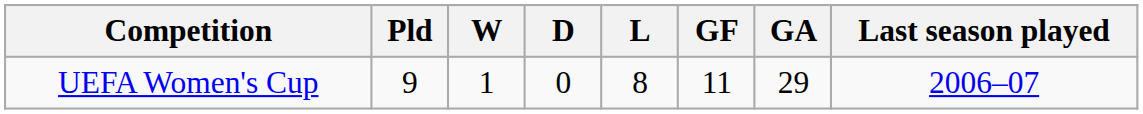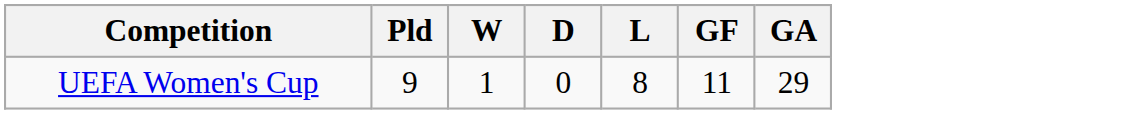- column: (984, 30)
